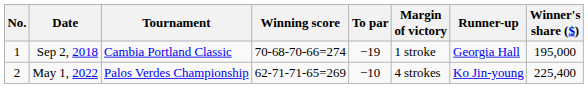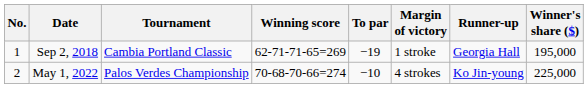(300, 51) 70-68-70-66=274 -> (300, 51) 62-71-71-65=269
(300, 73) 62-71-71-65=269 -> (300, 73) 70-68-70-66=274
(555, 73) 225,400 -> (555, 73) 225,000
